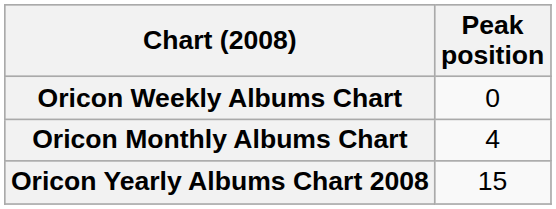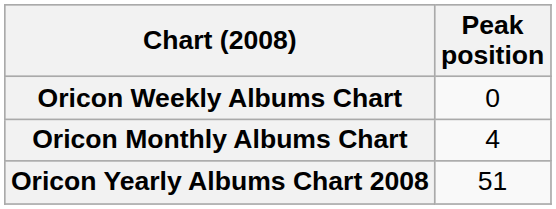(493, 181) 15 -> (493, 181) 51
